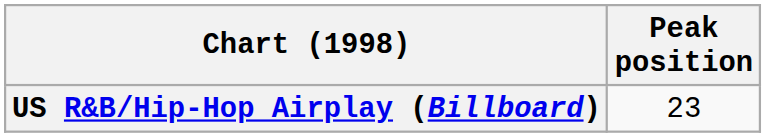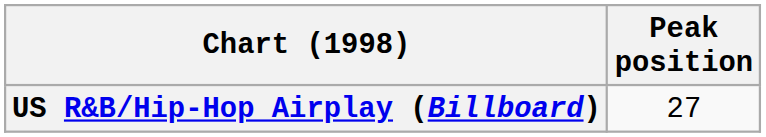(684, 109) 23 -> (684, 109) 27
